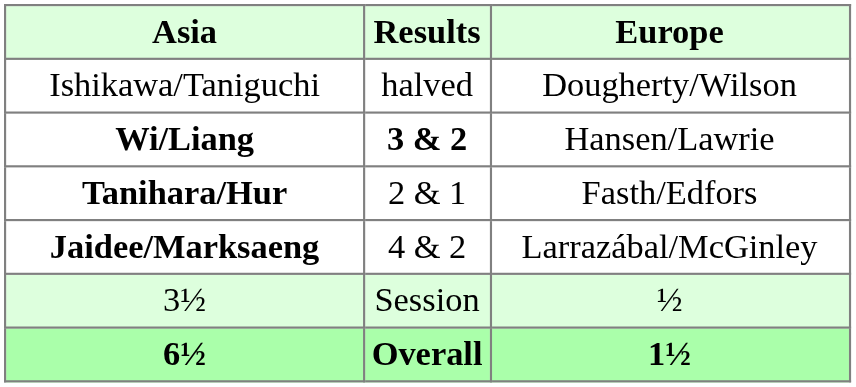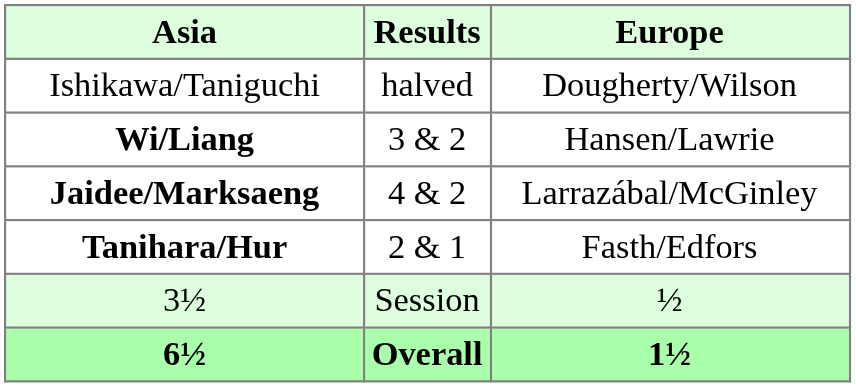(427, 138) bold -> (427, 138) normal
rows swapped: (185, 192) <-> (185, 246)
